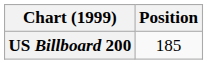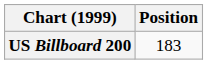(169, 45) 185 -> (169, 45) 183
